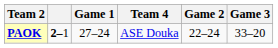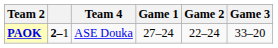columns swapped: (149, 14) <-> (94, 14)
